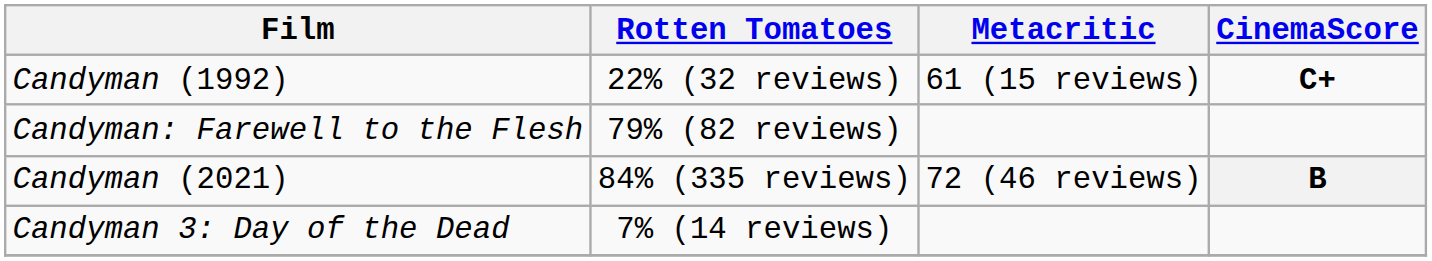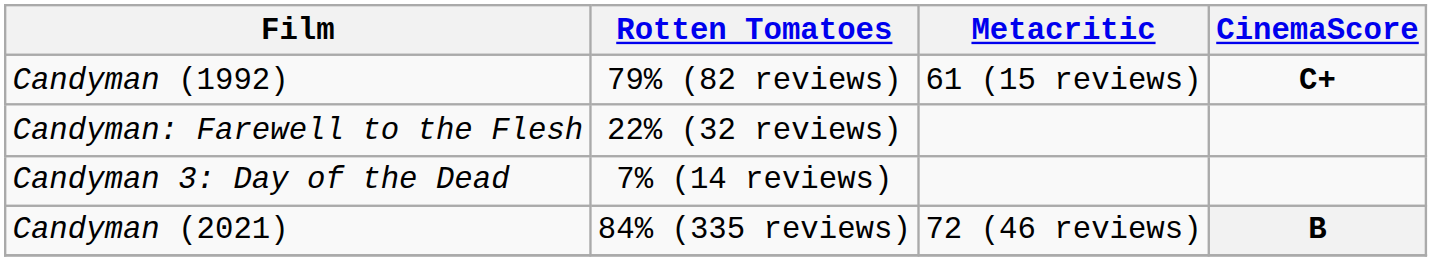(754, 80) 22% (32 reviews) -> (754, 80) 79% (82 reviews)
(754, 130) 79% (82 reviews) -> (754, 130) 22% (32 reviews)
rows swapped: (261, 230) <-> (151, 180)
